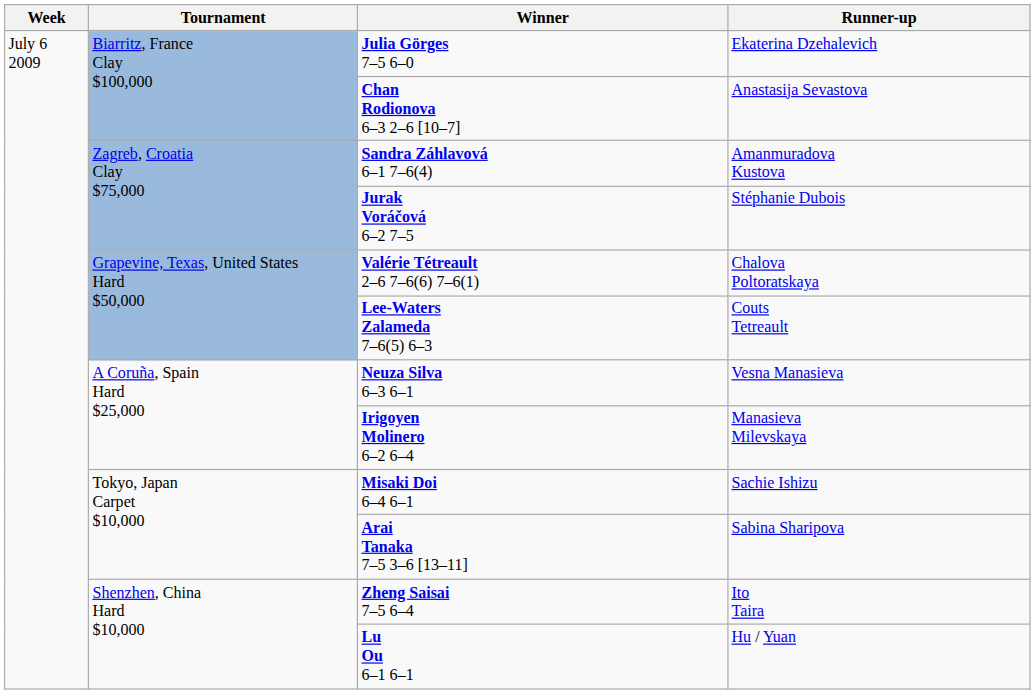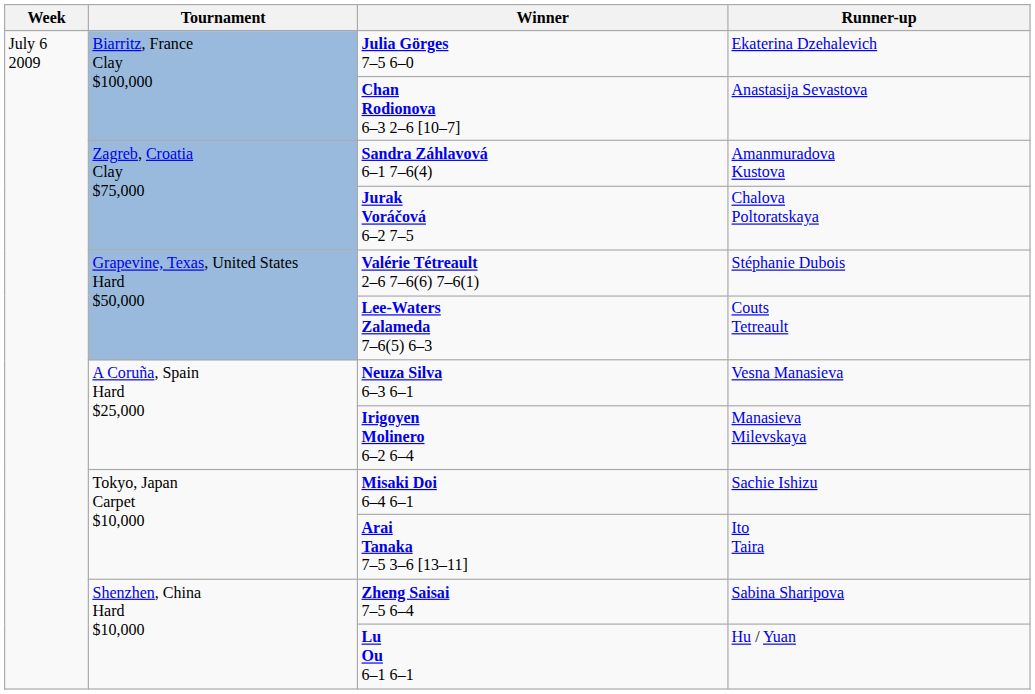(788, 198) Stéphanie Dubois -> (775, 208) Chalova Poltoratskaya
(775, 272) Chalova Poltoratskaya -> (788, 262) Stéphanie Dubois
(788, 527) Sabina Sharipova -> (748, 536) Ito Taira
(748, 601) Ito Taira -> (788, 591) Sabina Sharipova
